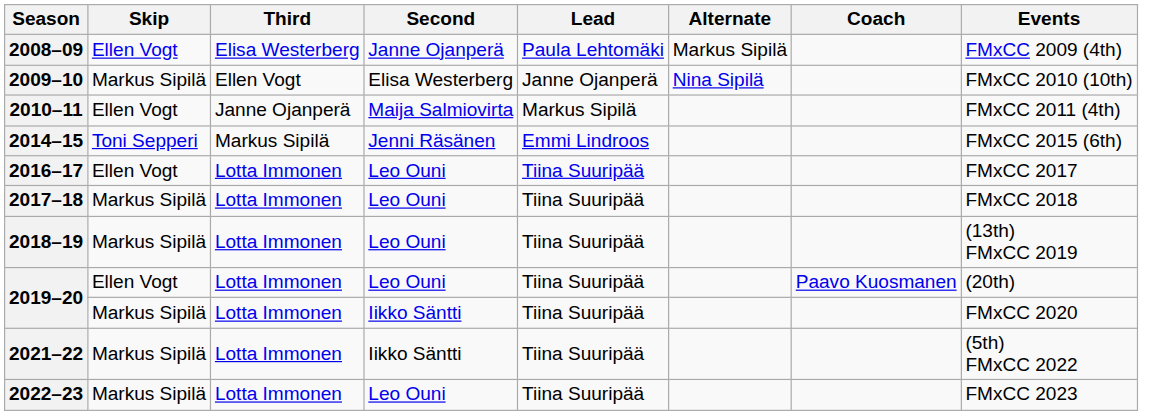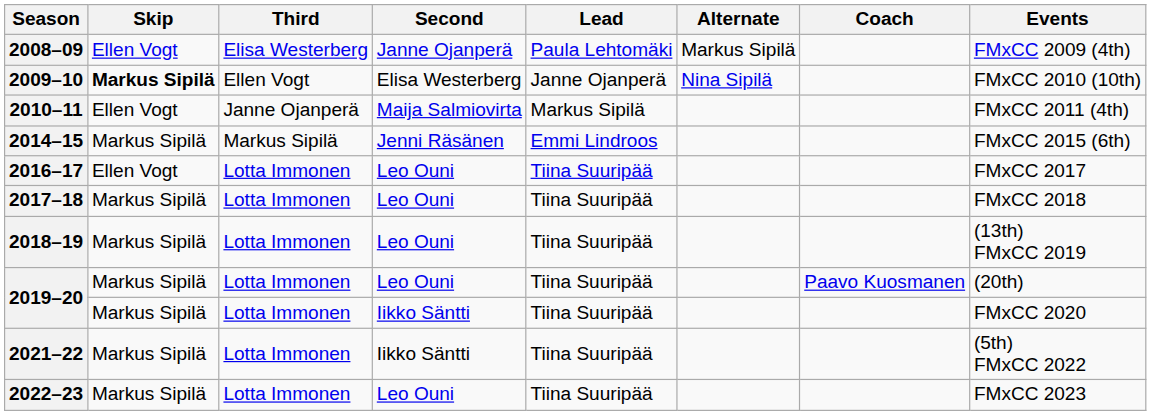(149, 79) normal -> (153, 79) bold
(145, 140) Toni Sepperi -> (149, 140) Markus Sipilä
(135, 282) Ellen Vogt -> (149, 282) Markus Sipilä
